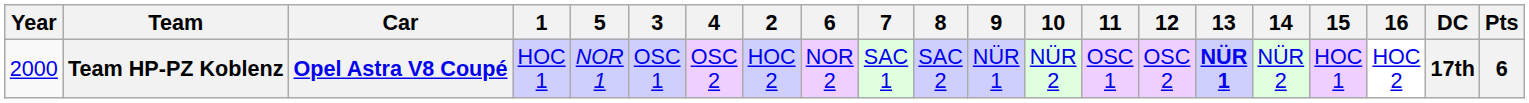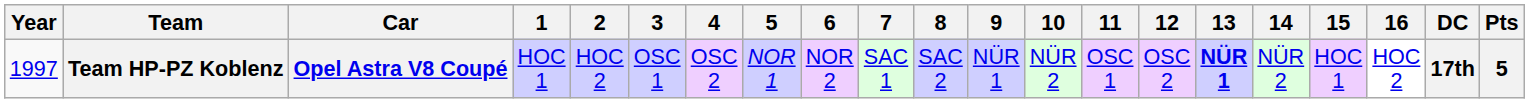columns swapped: (772, 22) <-> (600, 22)
(34, 68) 2000 -> (34, 68) 1997
(1502, 68) 6 -> (1502, 68) 5
